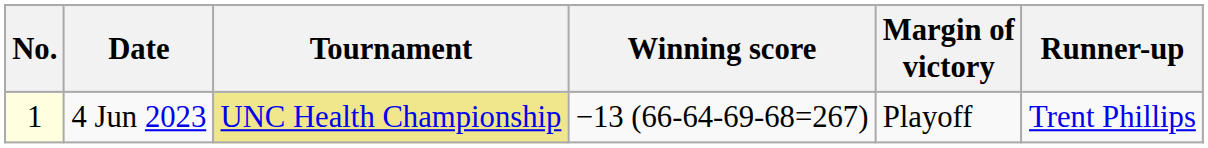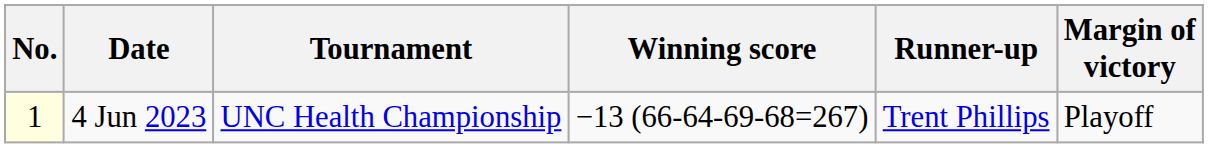columns swapped: (949, 48) <-> (1112, 48)
(391, 116) khaki background -> (391, 116) no background
